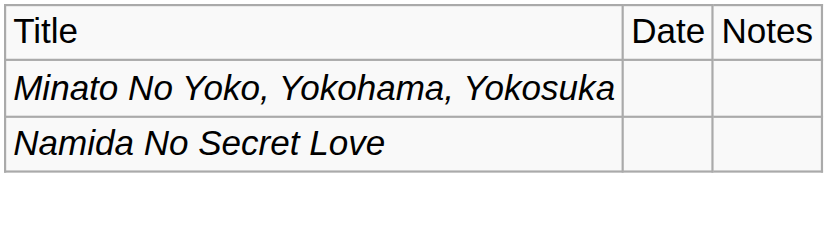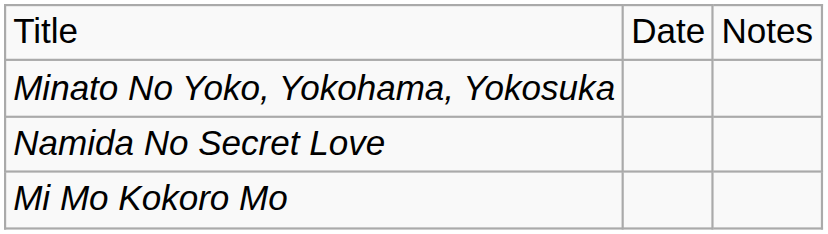+ row: (150, 198)
